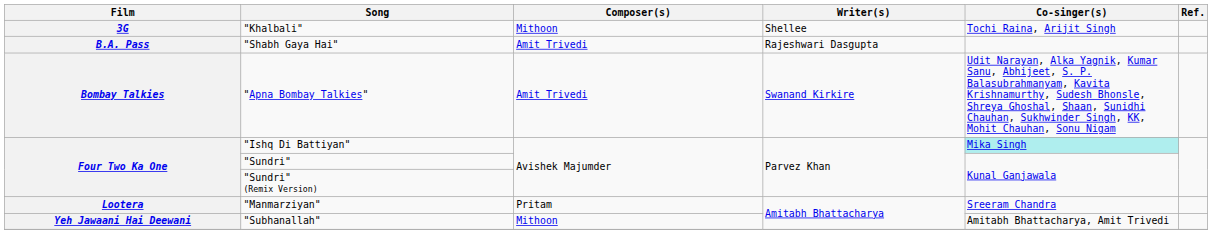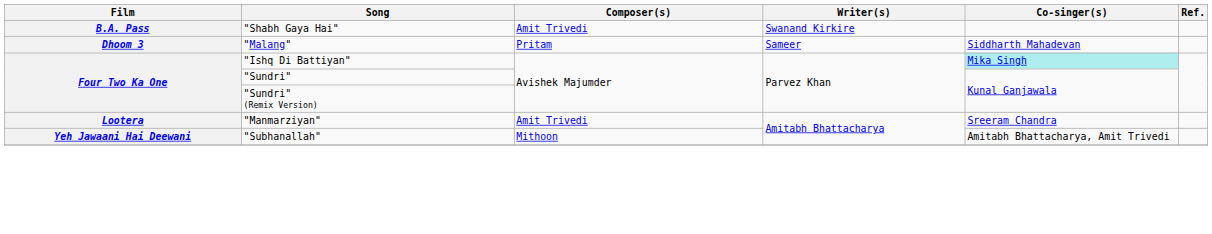- row: (273, 29)
(822, 45) Rajeshwari Dasgupta -> (810, 29) Swanand Kirkire
- row: (306, 95)
+ row: (267, 45)
(534, 205) Pritam -> (552, 120) Amit Trivedi
